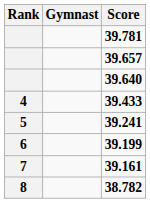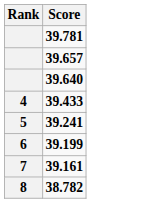- column: (72, 15)
